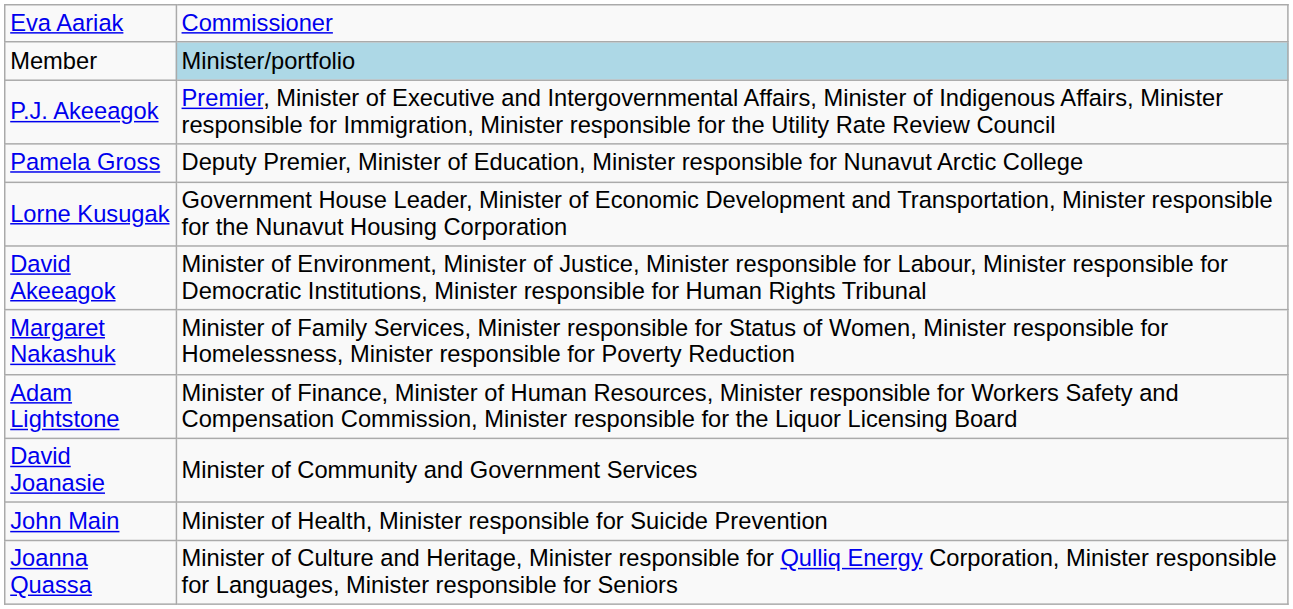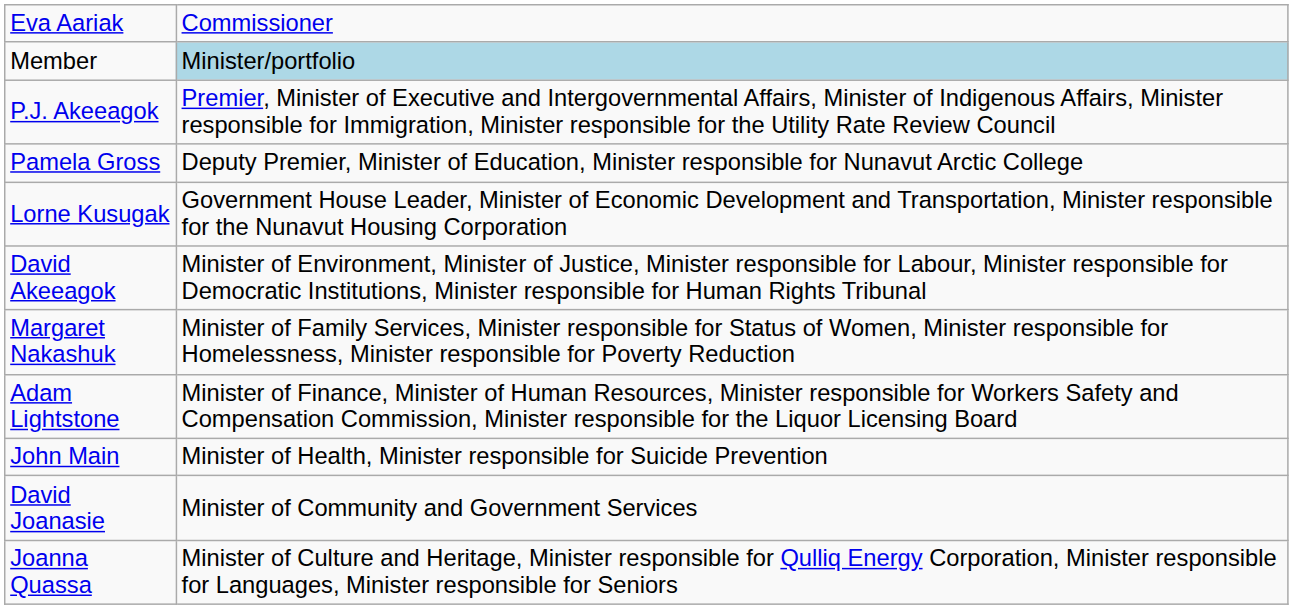rows swapped: (65, 521) <-> (58, 470)
